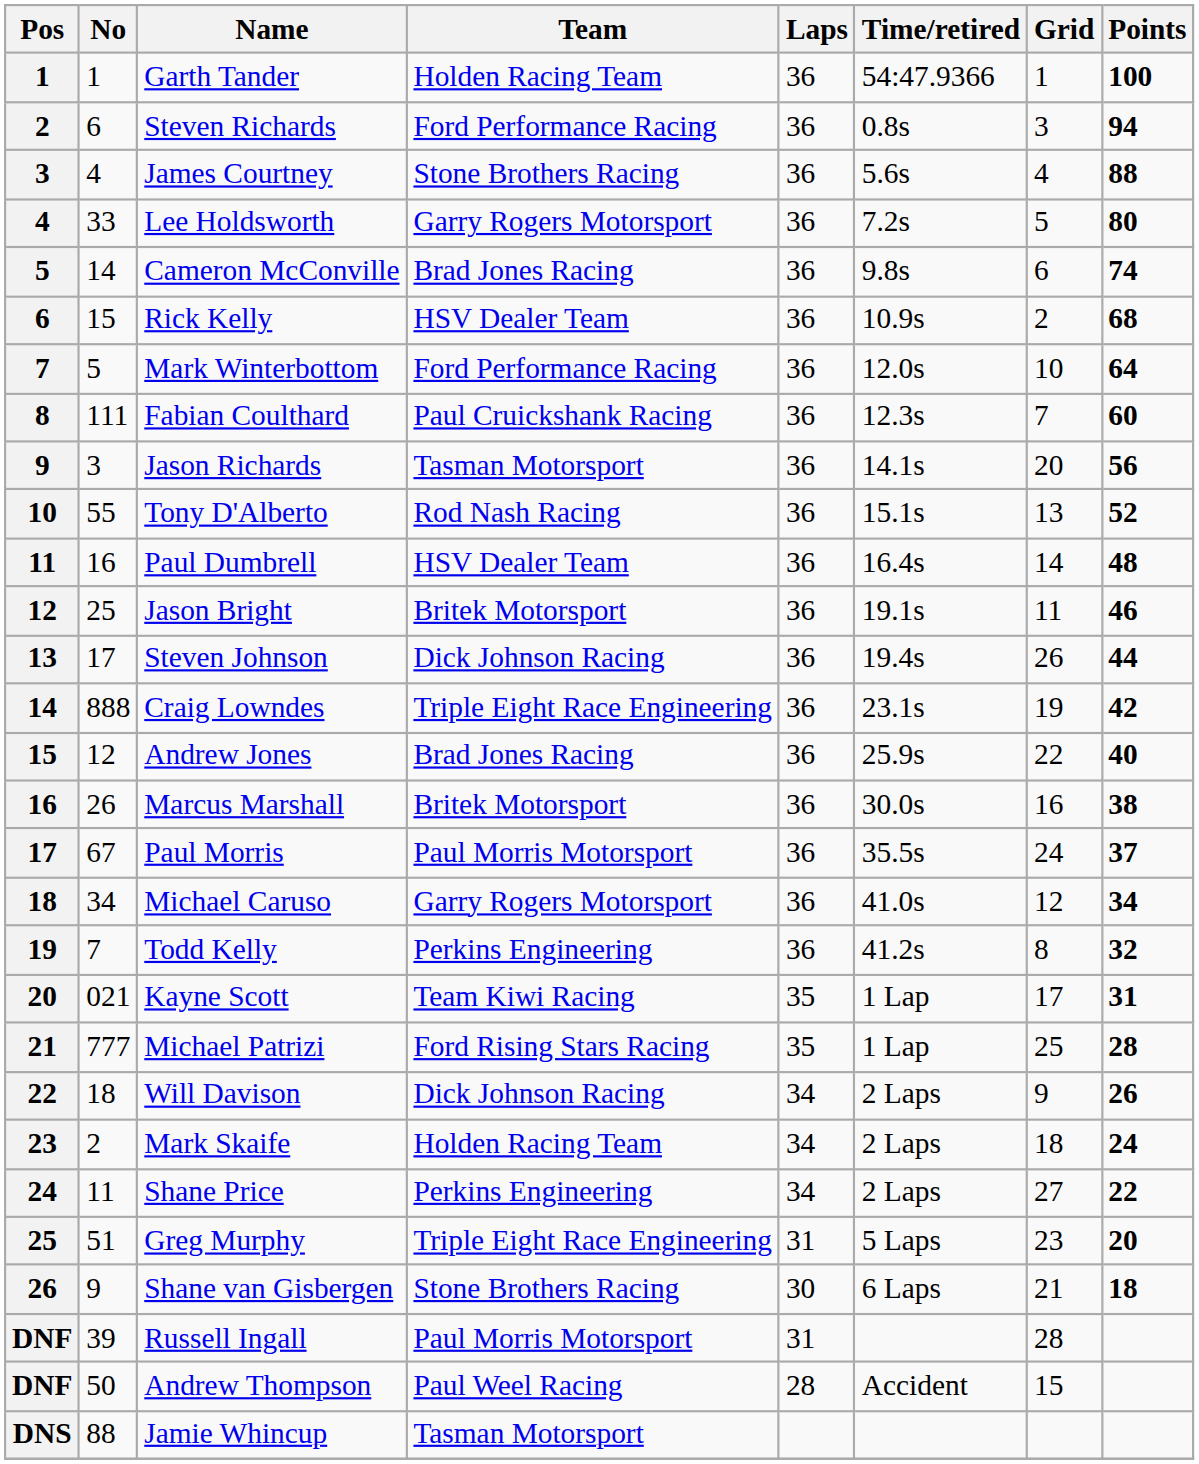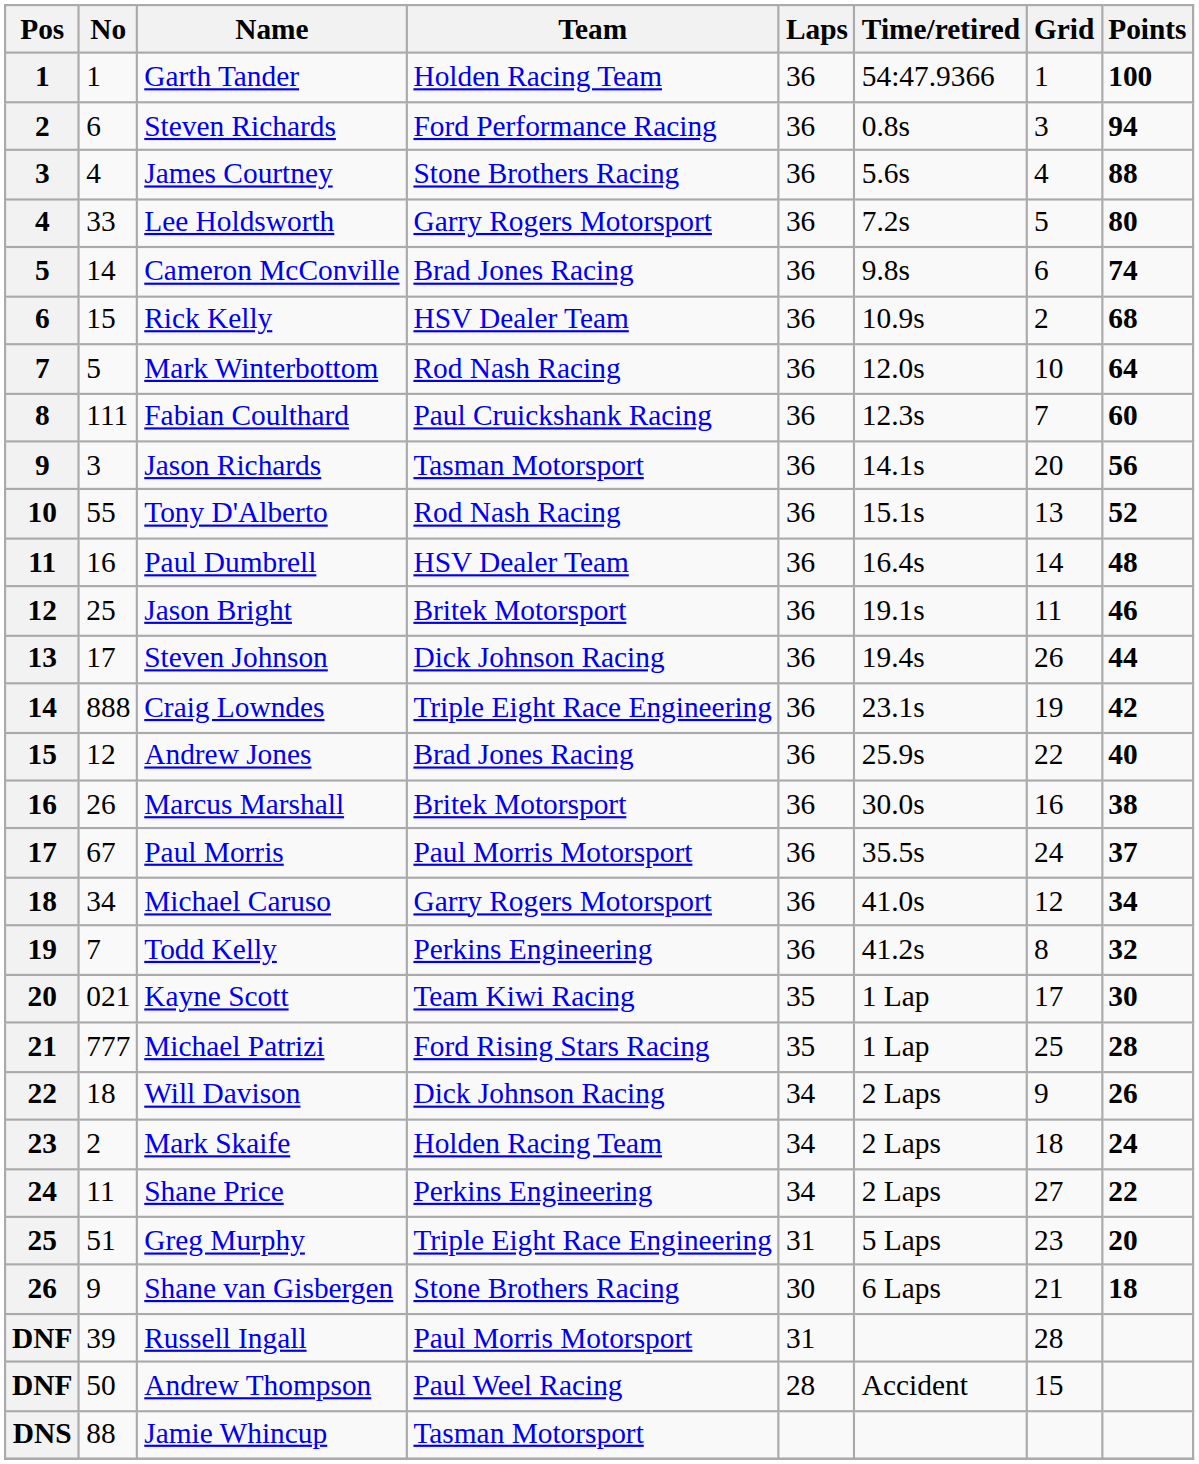(565, 367) Ford Performance Racing -> (517, 367) Rod Nash Racing
(1123, 997) 31 -> (1123, 997) 30
